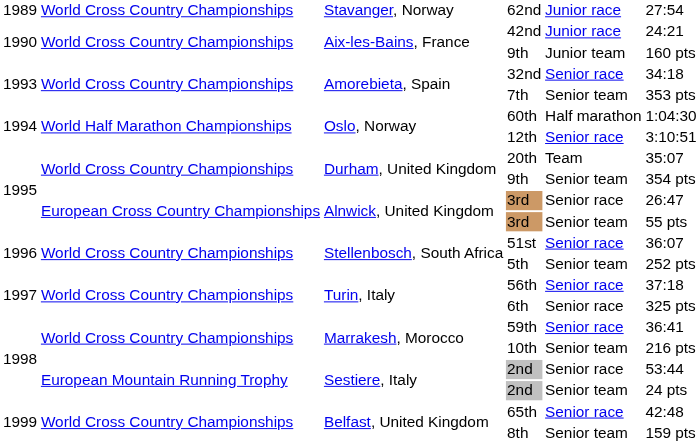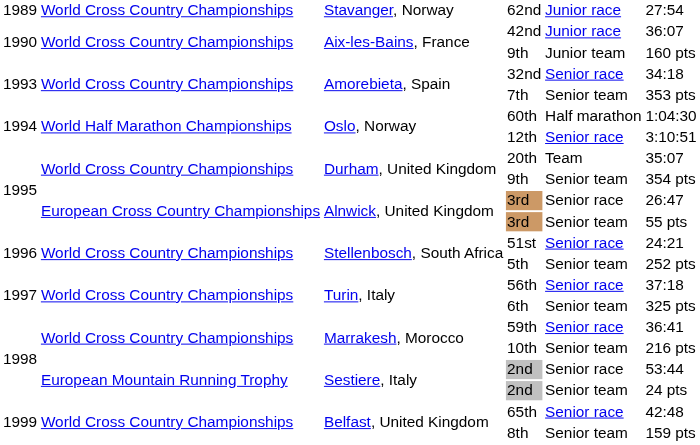(665, 31) 24:21 -> (665, 31) 36:07
(665, 242) 36:07 -> (665, 242) 24:21
(584, 306) Senior race -> (586, 306) Senior team
